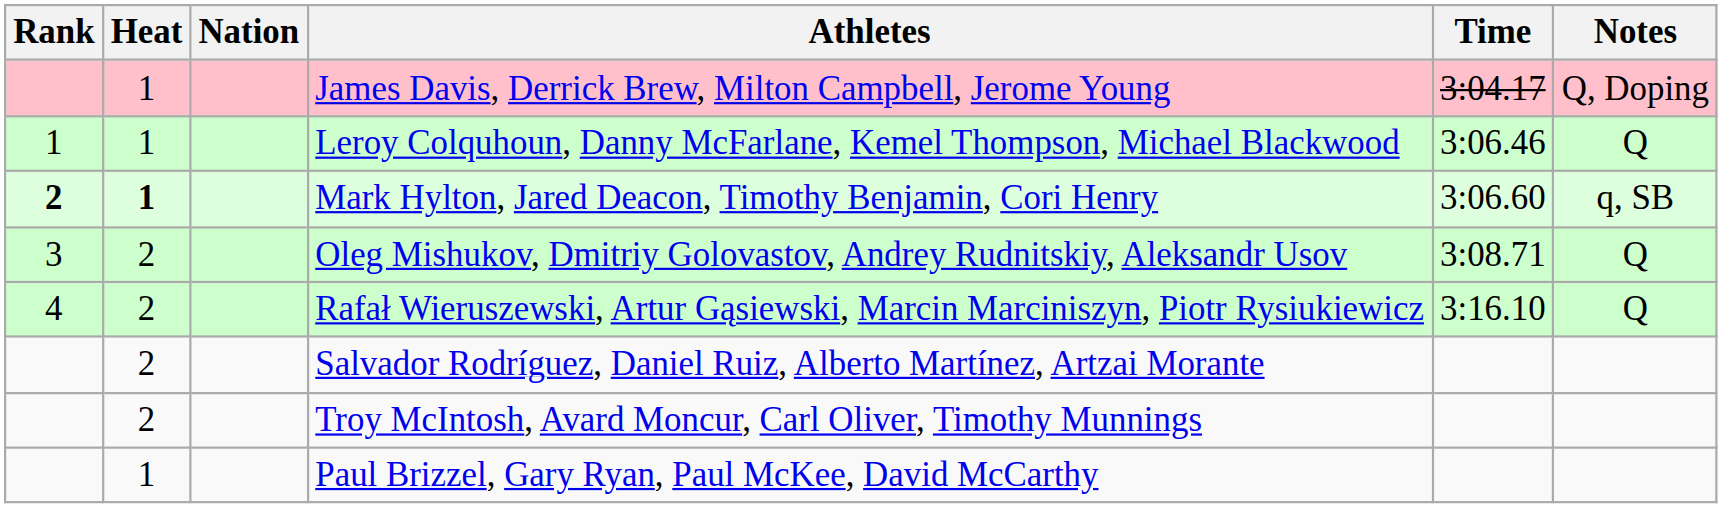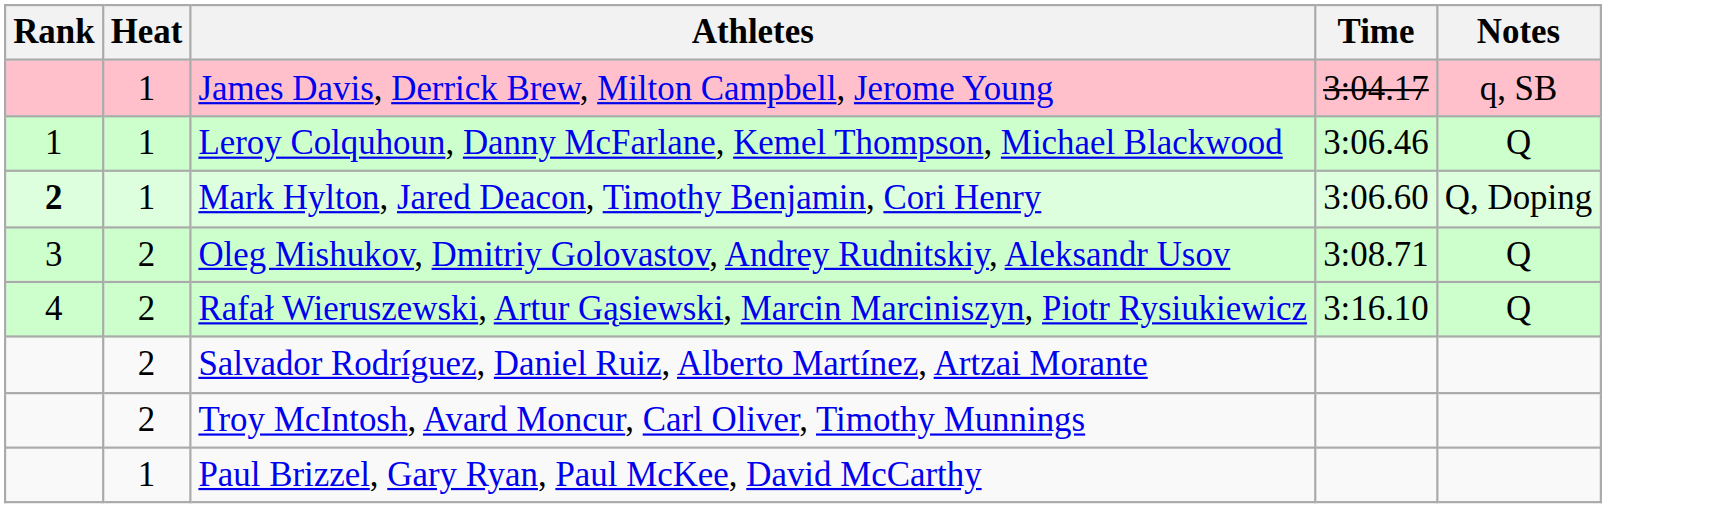- column: (249, 32)
(1635, 87) Q, Doping -> (1518, 87) q, SB
(146, 198) bold -> (146, 198) normal
(1635, 198) q, SB -> (1518, 198) Q, Doping
